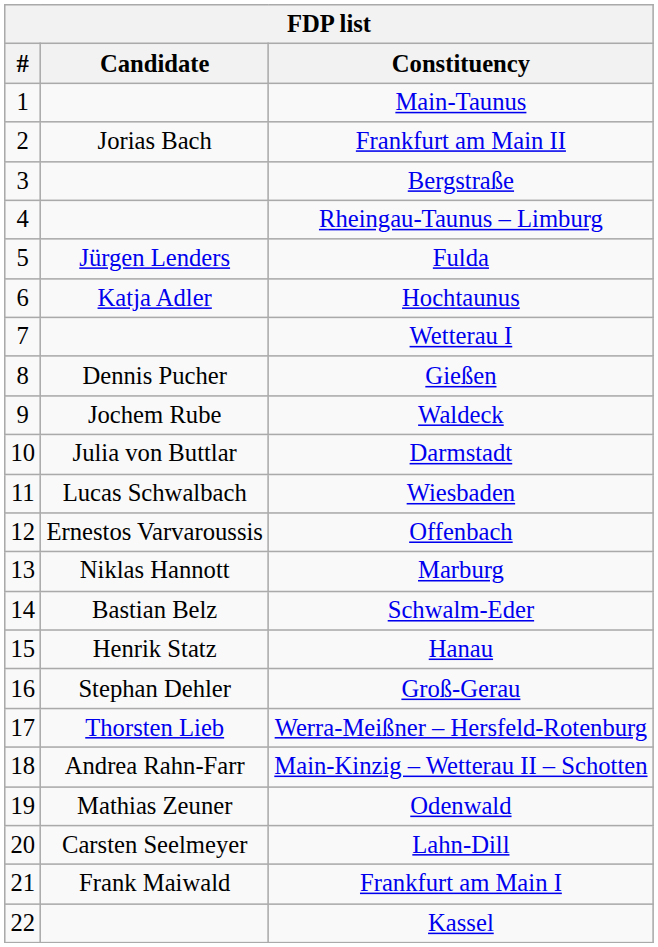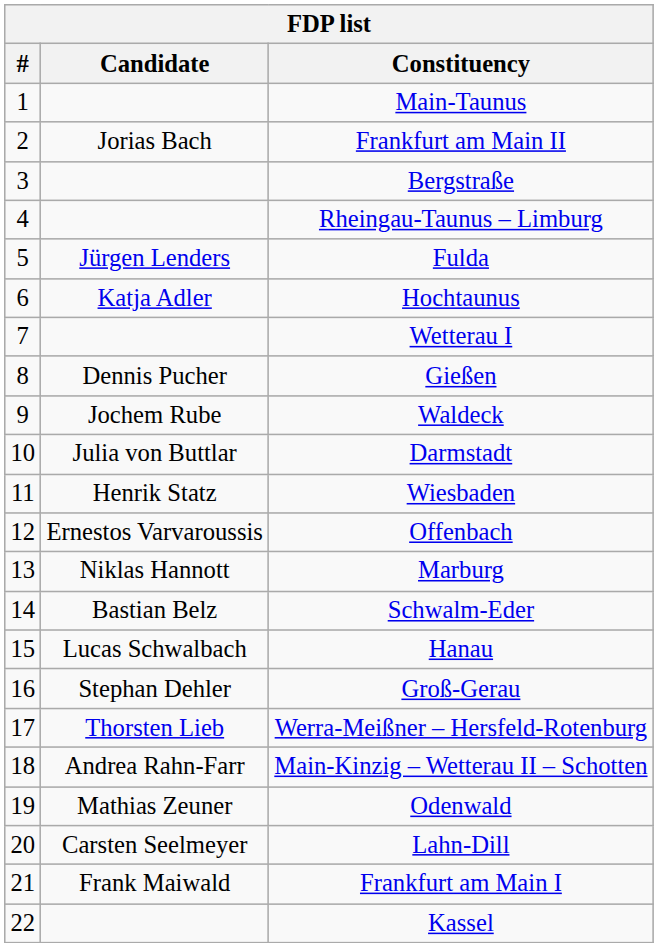(155, 492) Lucas Schwalbach -> (155, 492) Henrik Statz
(155, 649) Henrik Statz -> (155, 649) Lucas Schwalbach
